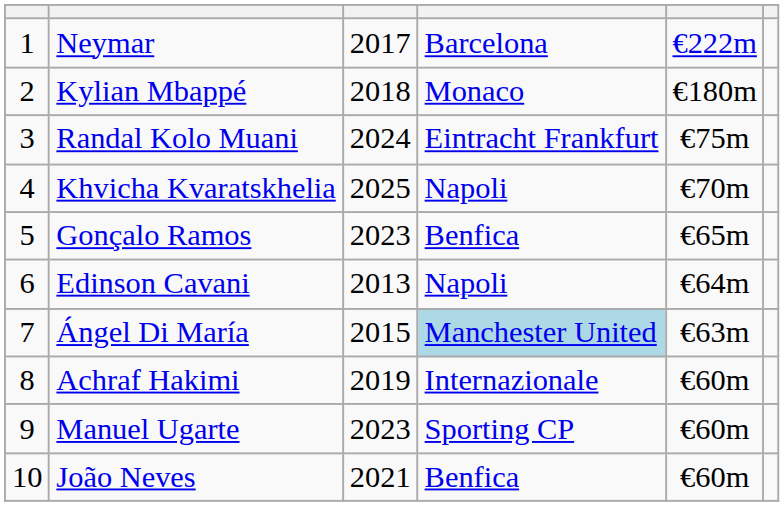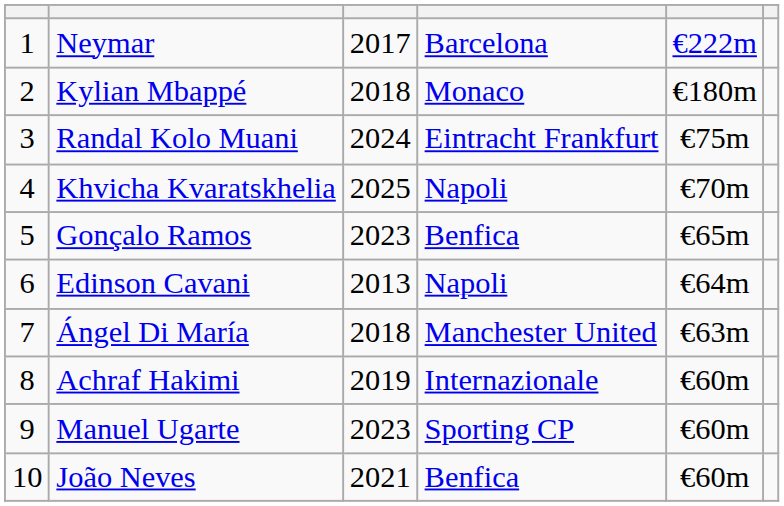(380, 331) 2015 -> (380, 331) 2018
(541, 331) lightblue background -> (541, 331) no background
